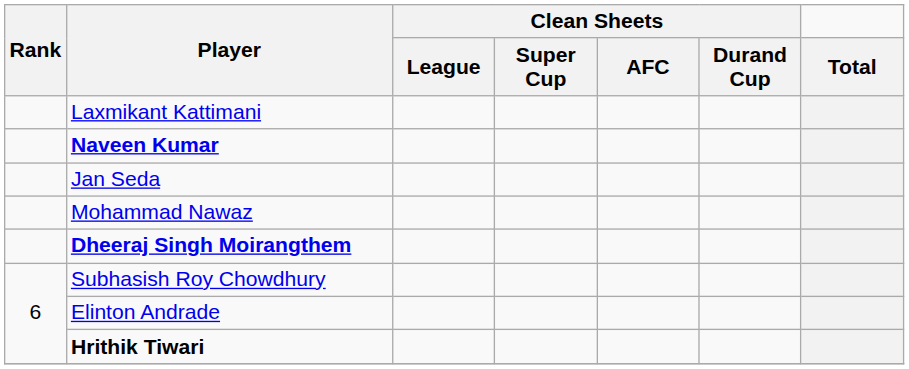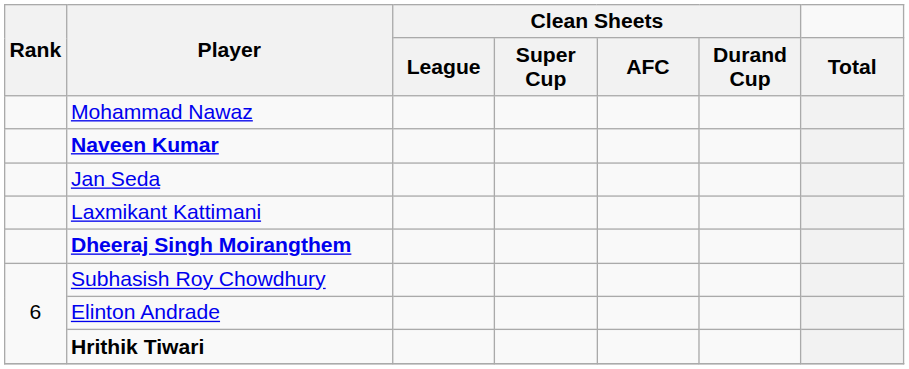rows swapped: (162, 212) <-> (166, 111)
